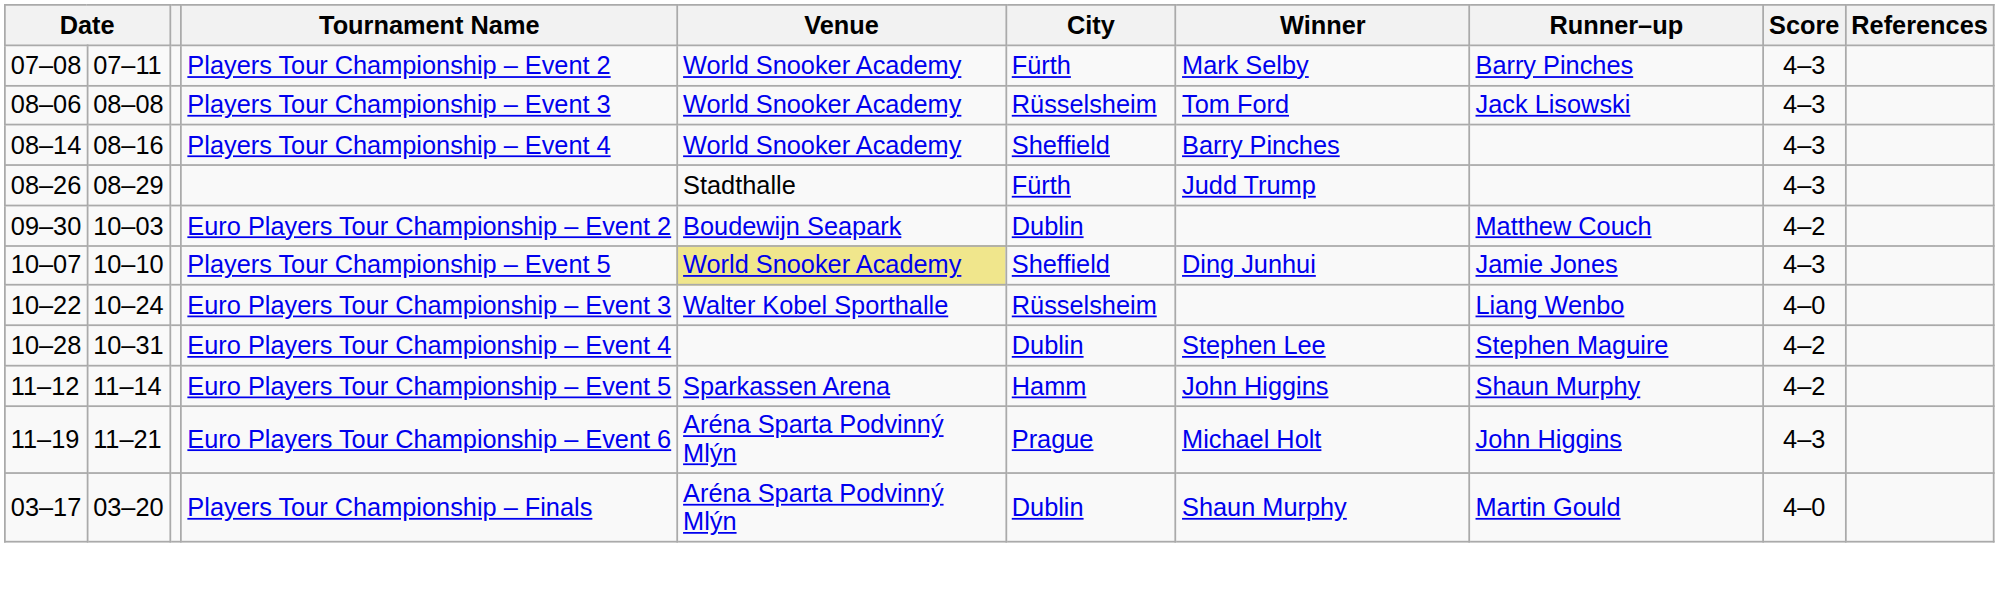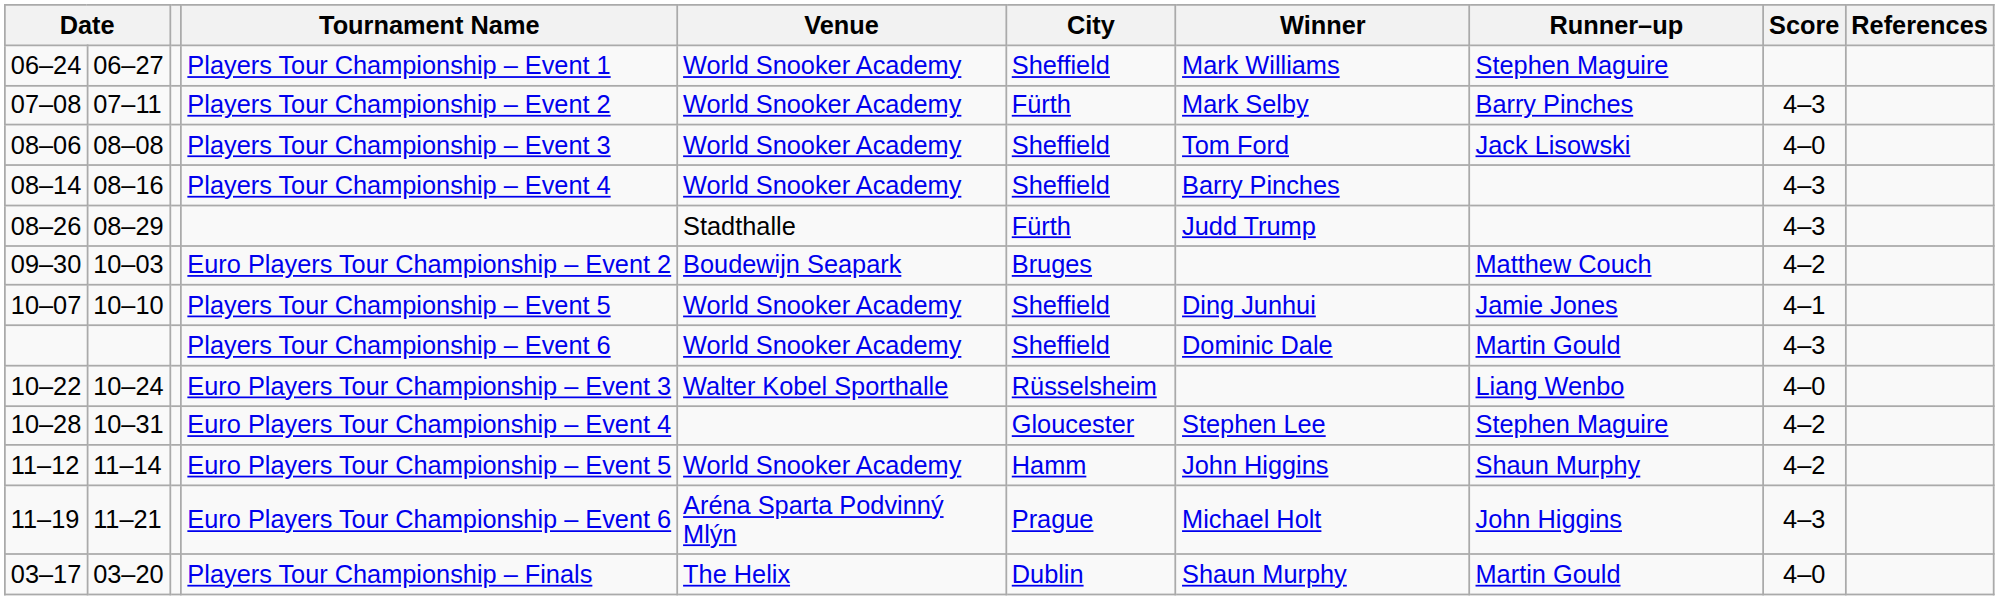+ row: (399, 65)
(1084, 105) Rüsselsheim -> (1061, 145) Sheffield
(1804, 105) 4–3 -> (1804, 145) 4–0
(1048, 225) Dublin -> (1052, 266) Bruges
(822, 266) khaki background -> (822, 306) no background
(1804, 266) 4–3 -> (1804, 306) 4–1
+ row: (399, 346)
(1048, 346) Dublin -> (1073, 426) Gloucester
(787, 386) Sparkassen Arena -> (822, 466) World Snooker Academy
(813, 508) Aréna Sparta Podvinný Mlýn -> (737, 574) The Helix
